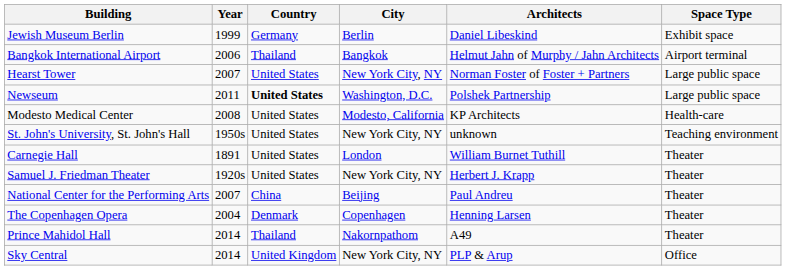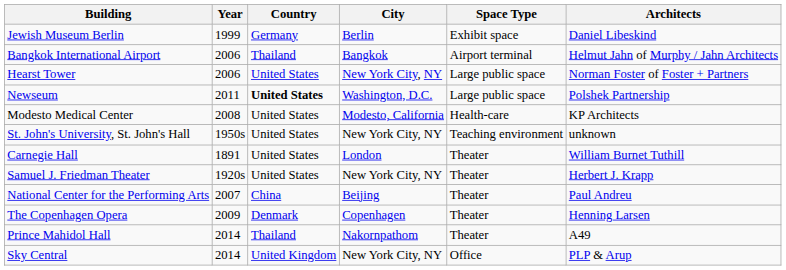columns swapped: (554, 14) <-> (721, 14)
(228, 74) 2007 -> (228, 74) 2006
(228, 214) 2004 -> (228, 214) 2009
